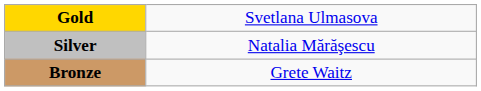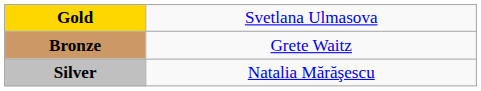rows swapped: (75, 45) <-> (75, 72)
